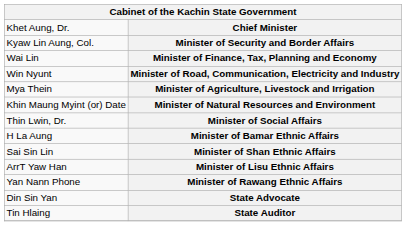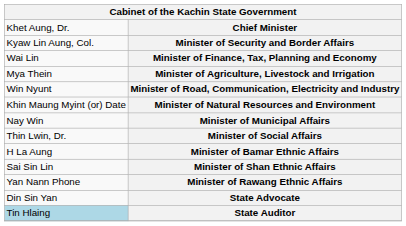rows swapped: (265, 74) <-> (265, 89)
+ row: (265, 120)
- row: (265, 167)
(28, 213) no background -> (28, 213) lightblue background
